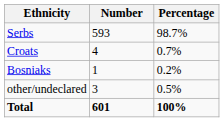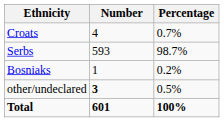rows swapped: (20, 32) <-> (23, 51)
(95, 88) normal -> (95, 88) bold
